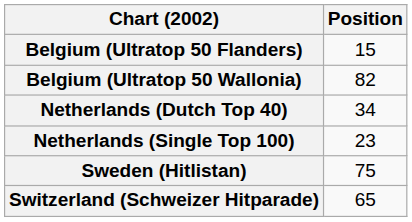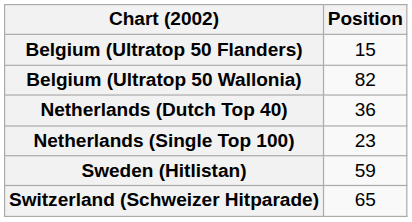(365, 110) 34 -> (365, 110) 36
(365, 170) 75 -> (365, 170) 59
